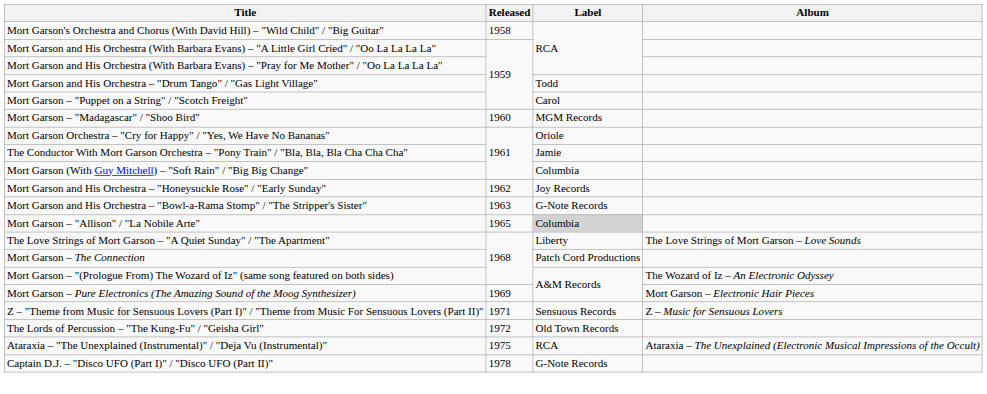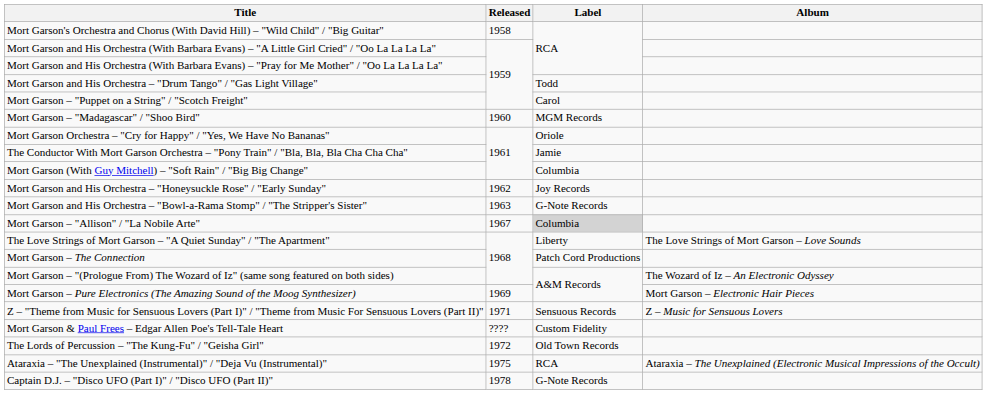(500, 223) 1965 -> (500, 223) 1967
+ row: (145, 328)
